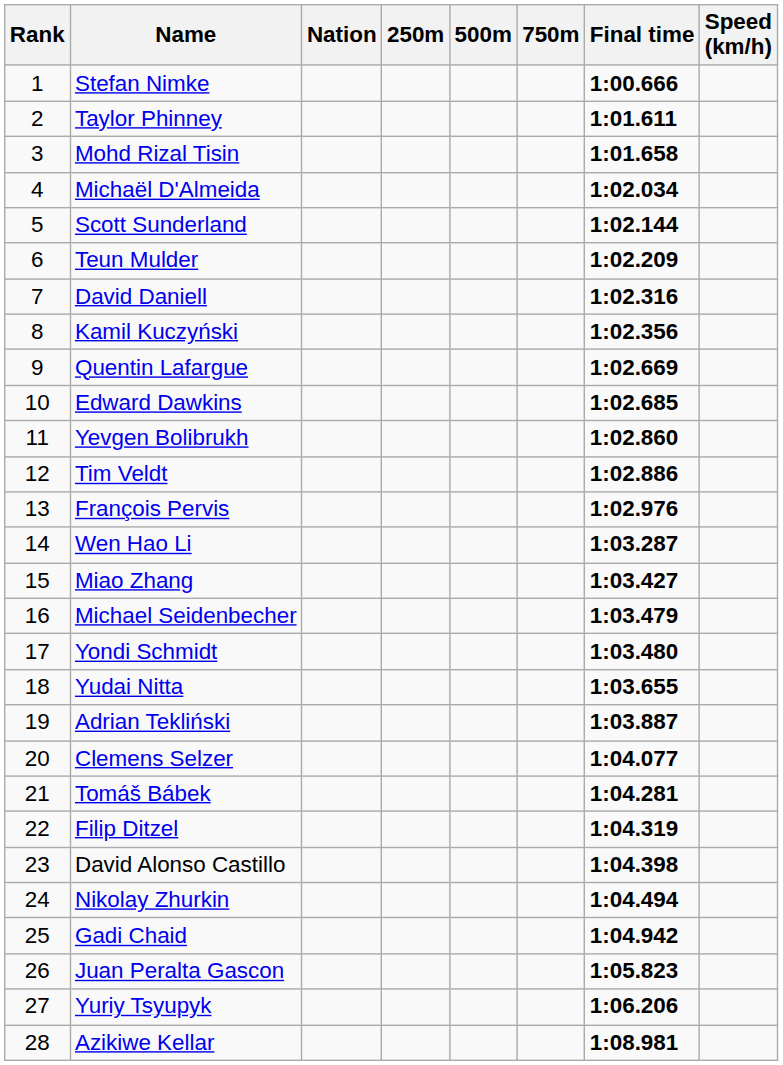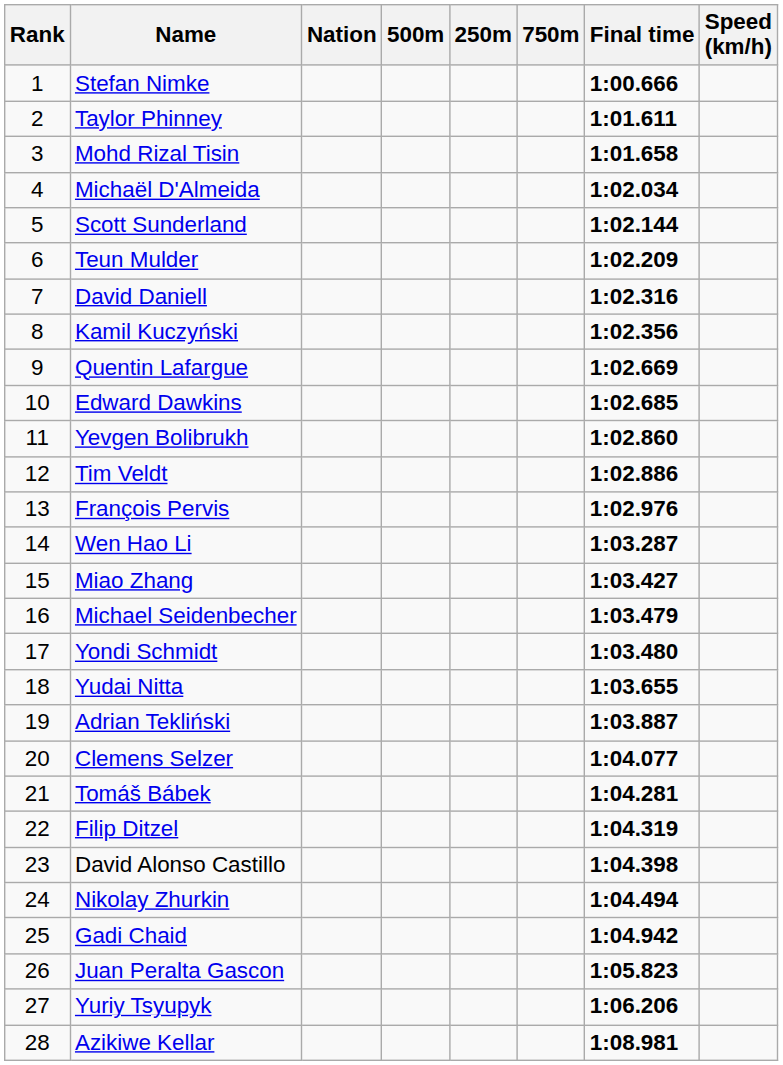columns swapped: (416, 34) <-> (483, 34)
